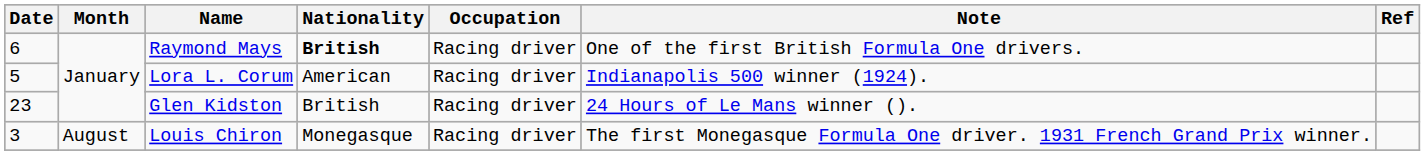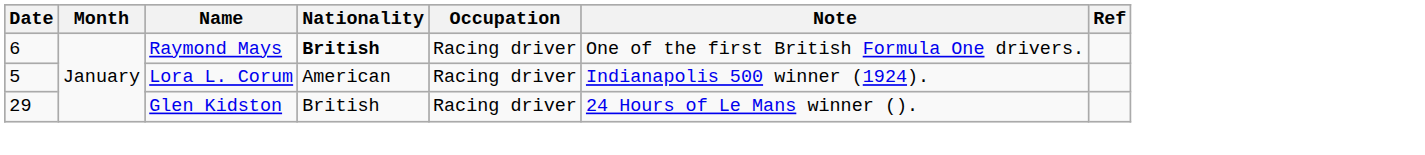(20, 107) 23 -> (20, 107) 29
- row: (216, 136)
